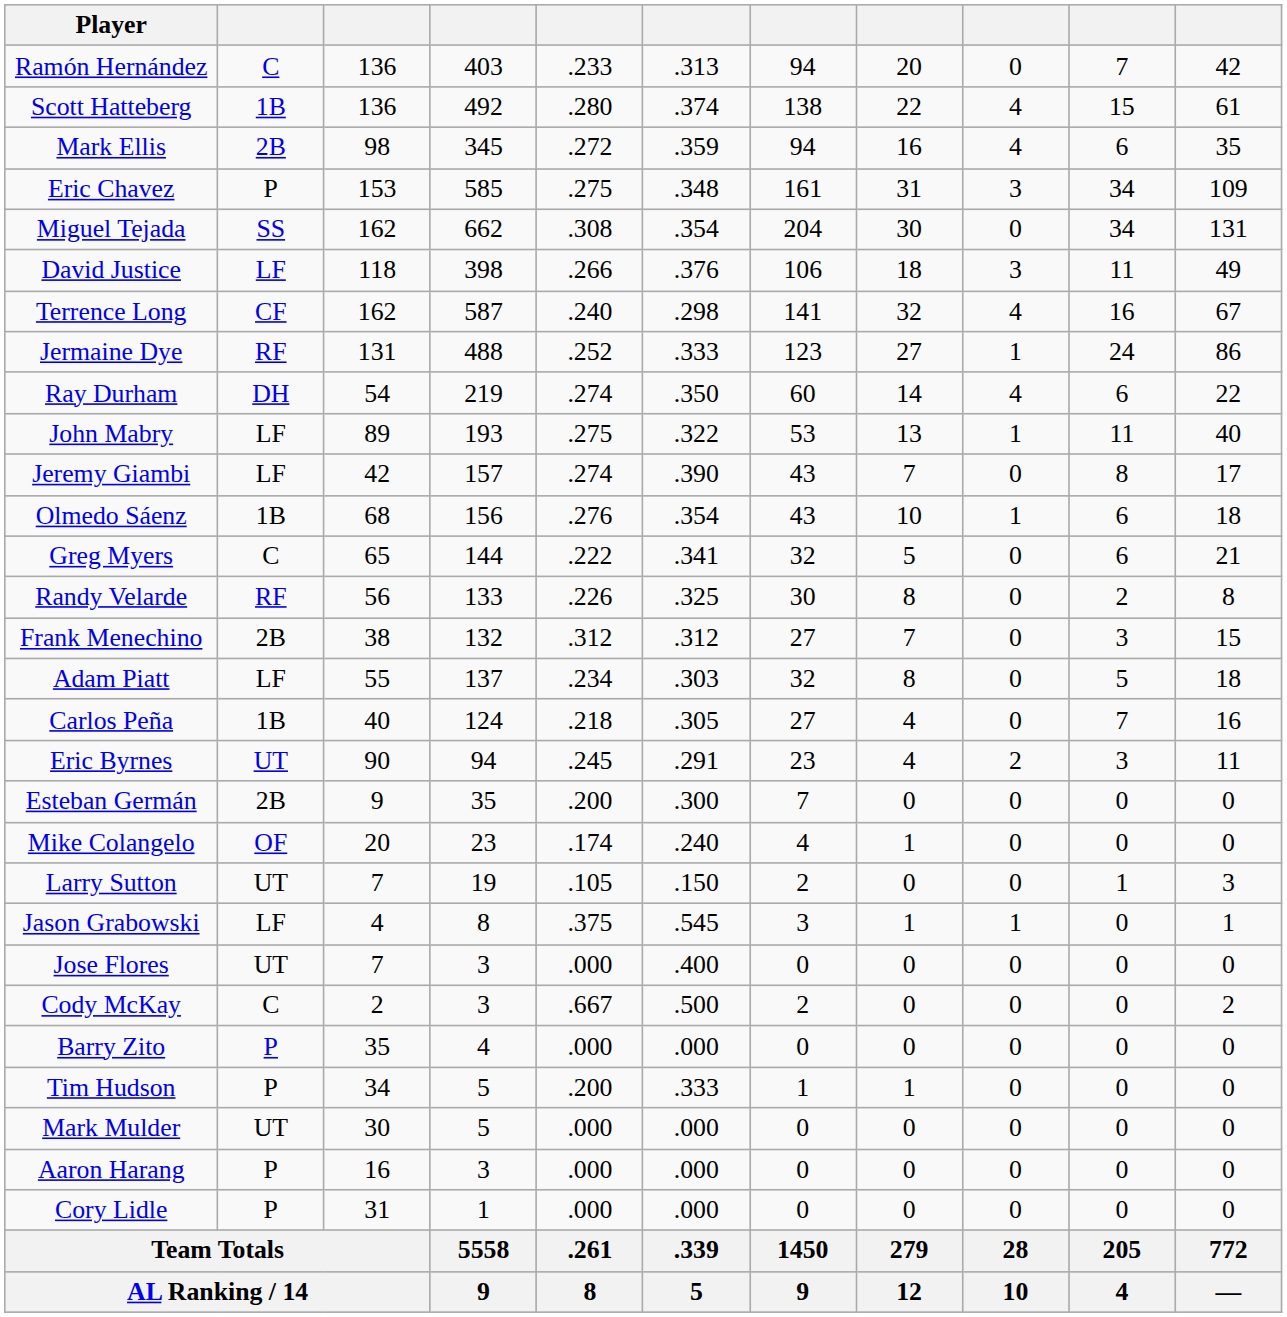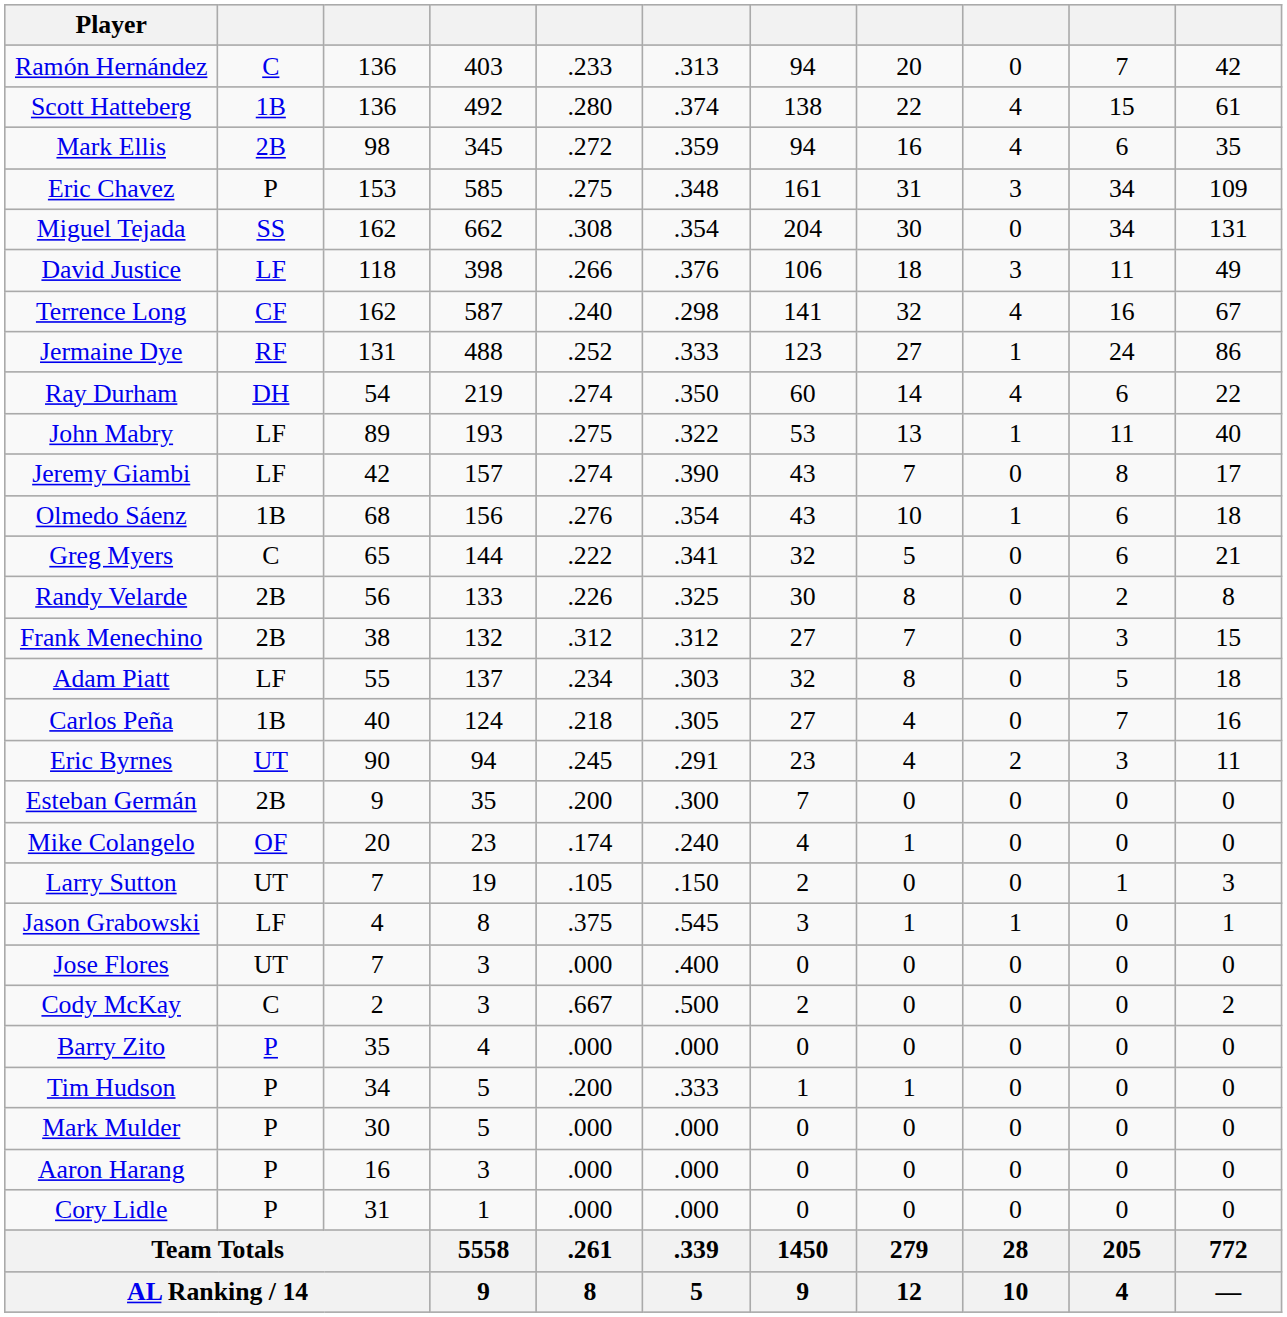(271, 596) RF -> (271, 596) 2B
(271, 1127) UT -> (271, 1127) P
